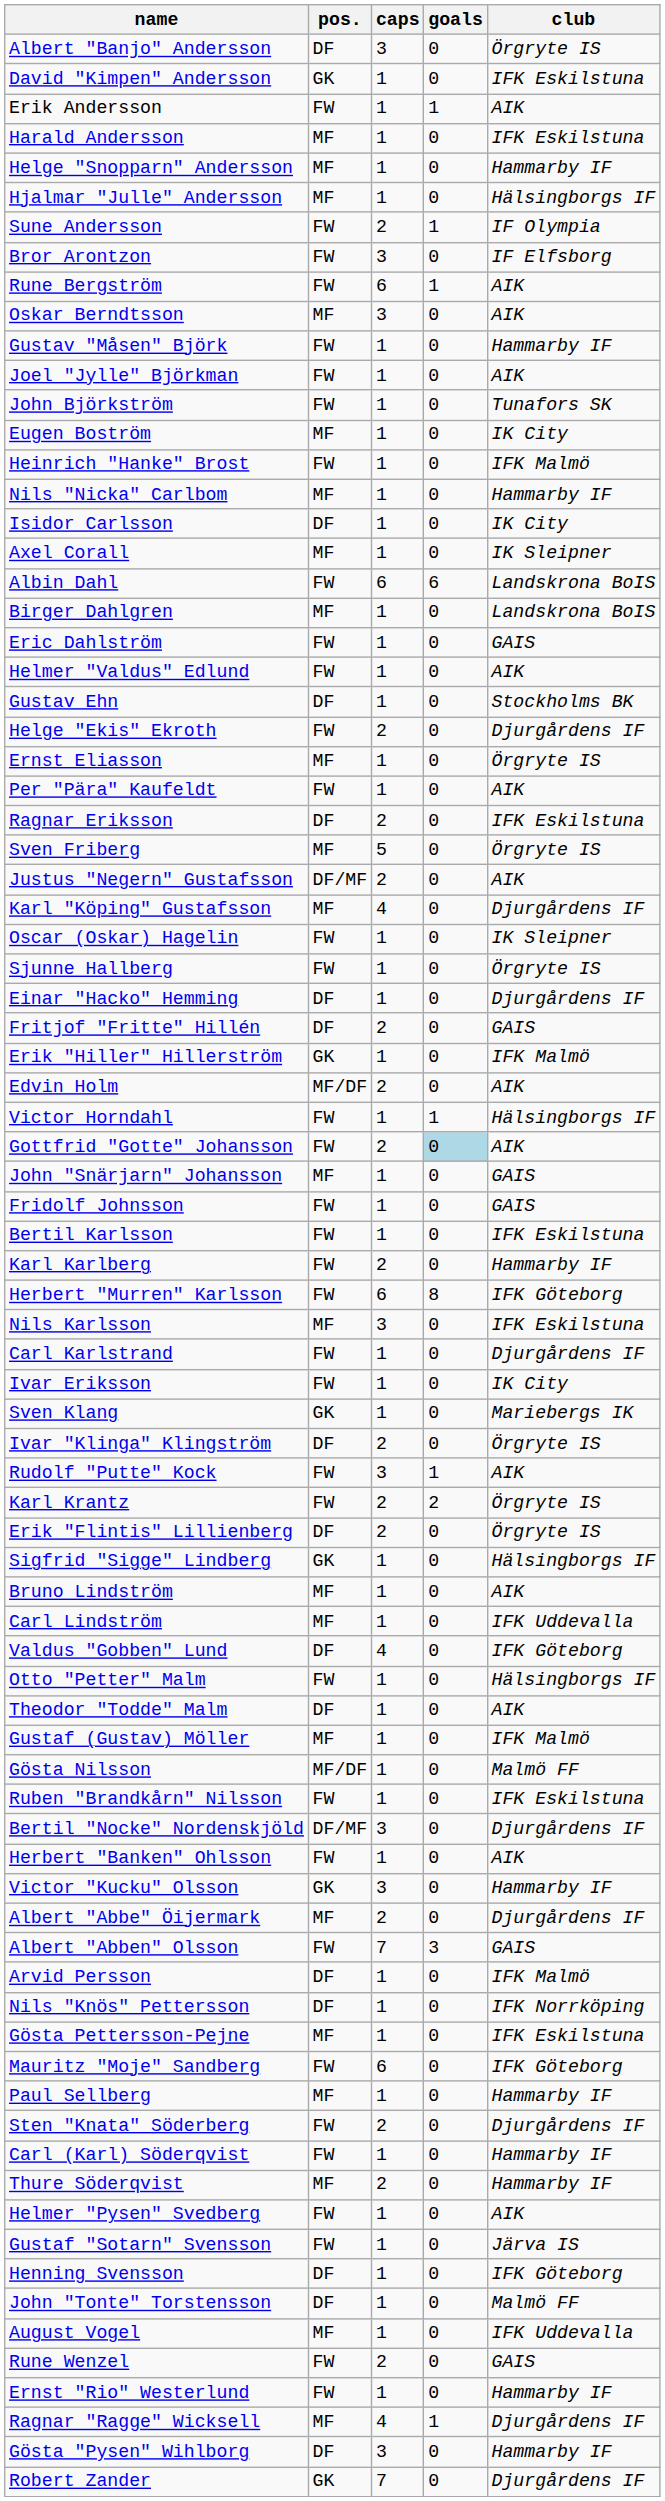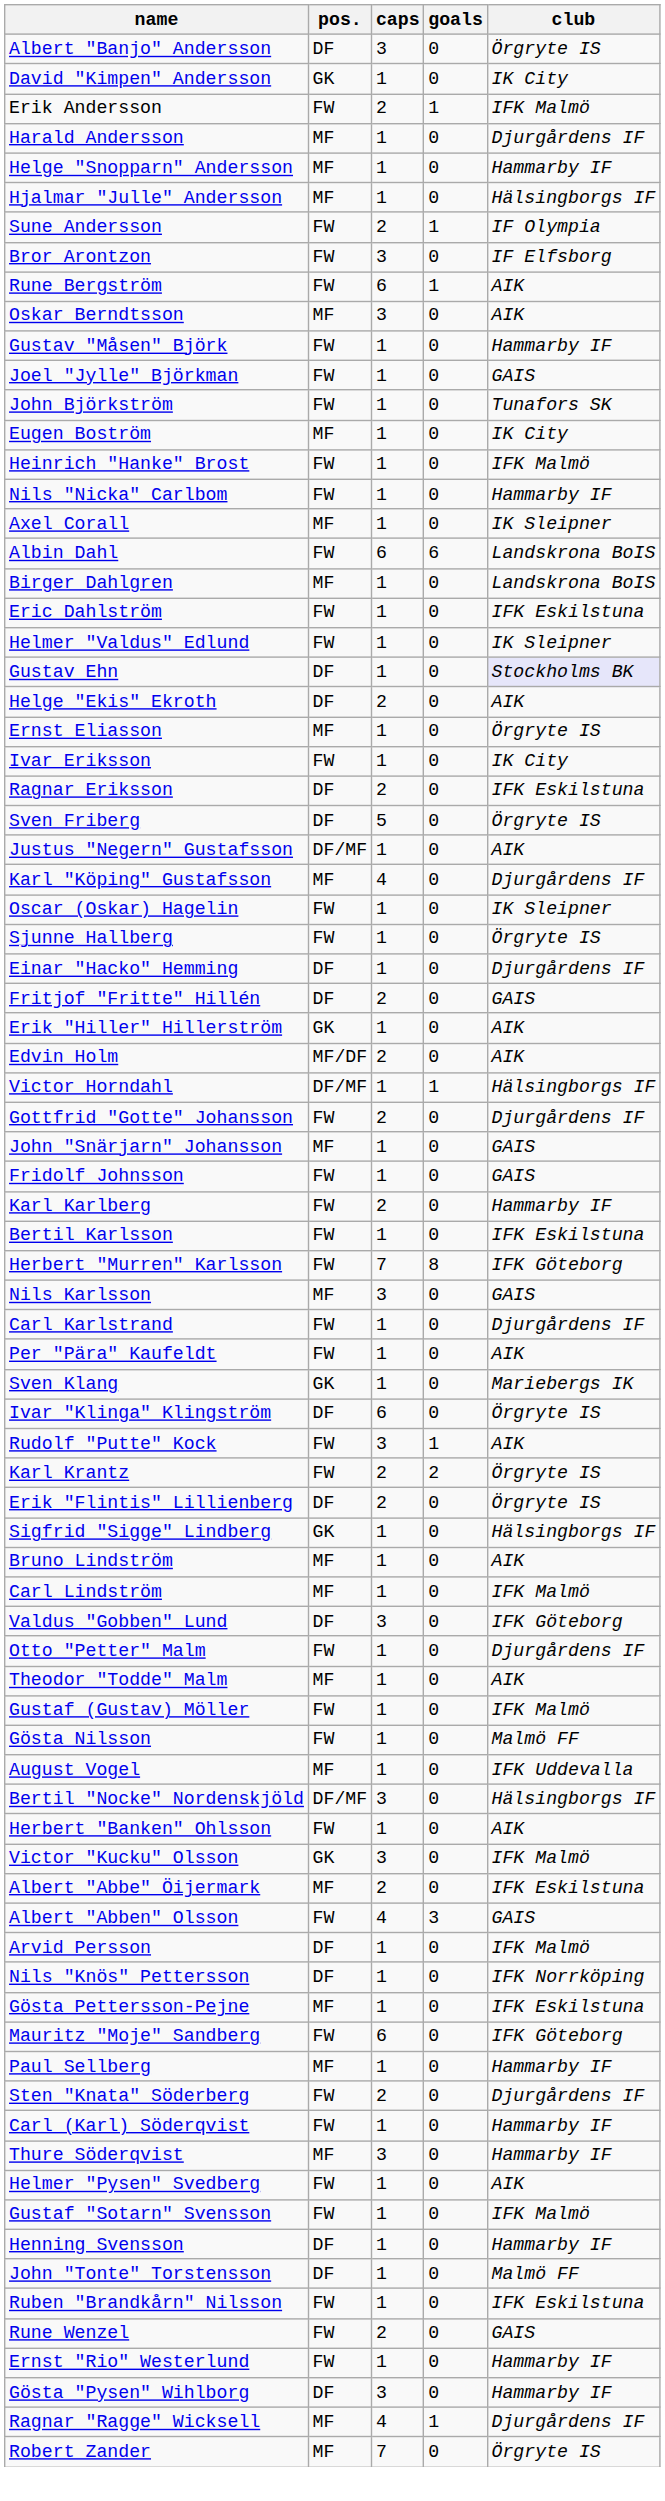(568, 79) IFK Eskilstuna -> (530, 79) IK City
(381, 109) 1 -> (381, 109) 2
(508, 109) AIK -> (541, 109) IFK Malmö
(568, 138) IFK Eskilstuna -> (568, 138) Djurgårdens IF
(508, 375) AIK -> (513, 375) GAIS
(324, 494) MF -> (324, 494) FW
- row: (91, 524)
(513, 642) GAIS -> (568, 613) IFK Eskilstuna
(508, 672) AIK -> (552, 642) IK Sleipner
(563, 702) no background -> (563, 672) lavender background
(324, 731) FW -> (324, 702) DF
(568, 731) Djurgårdens IF -> (508, 702) AIK
rows swapped: (80, 1384) <-> (113, 791)
(324, 850) MF -> (324, 820) DF
(381, 880) 2 -> (381, 850) 1
(541, 1058) IFK Malmö -> (508, 1028) AIK
(324, 1117) FW -> (340, 1087) DF/MF
(434, 1147) lightblue background -> (434, 1117) no background
(508, 1147) AIK -> (568, 1117) Djurgårdens IF
rows swapped: (80, 1265) <-> (91, 1236)
(381, 1295) 6 -> (381, 1265) 7
(568, 1325) IFK Eskilstuna -> (513, 1295) GAIS
(381, 1443) 2 -> (381, 1414) 6
(563, 1621) IFK Uddevalla -> (541, 1592) IFK Malmö
(381, 1651) 4 -> (381, 1621) 3
(573, 1681) Hälsingborgs IF -> (568, 1651) Djurgårdens IF
(324, 1710) DF -> (324, 1681) MF
(324, 1740) MF -> (324, 1710) FW
(340, 1770) MF/DF -> (324, 1740) FW
rows swapped: (146, 1799) <-> (75, 2333)
(568, 1829) Djurgårdens IF -> (573, 1799) Hälsingborgs IF
(552, 1888) Hammarby IF -> (541, 1859) IFK Malmö
(568, 1918) Djurgårdens IF -> (568, 1888) IFK Eskilstuna
(381, 1948) 7 -> (381, 1918) 4
(381, 2185) 2 -> (381, 2155) 3
(535, 2244) Järva IS -> (541, 2215) IFK Malmö
(557, 2274) IFK Göteborg -> (552, 2244) Hammarby IF
rows swapped: (135, 2422) <-> (129, 2452)
(324, 2482) GK -> (324, 2452) MF
(568, 2482) Djurgårdens IF -> (546, 2452) Örgryte IS
